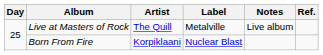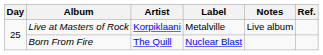(152, 27) The Quill -> (157, 27) Korpiklaani
(157, 42) Korpiklaani -> (152, 42) The Quill
